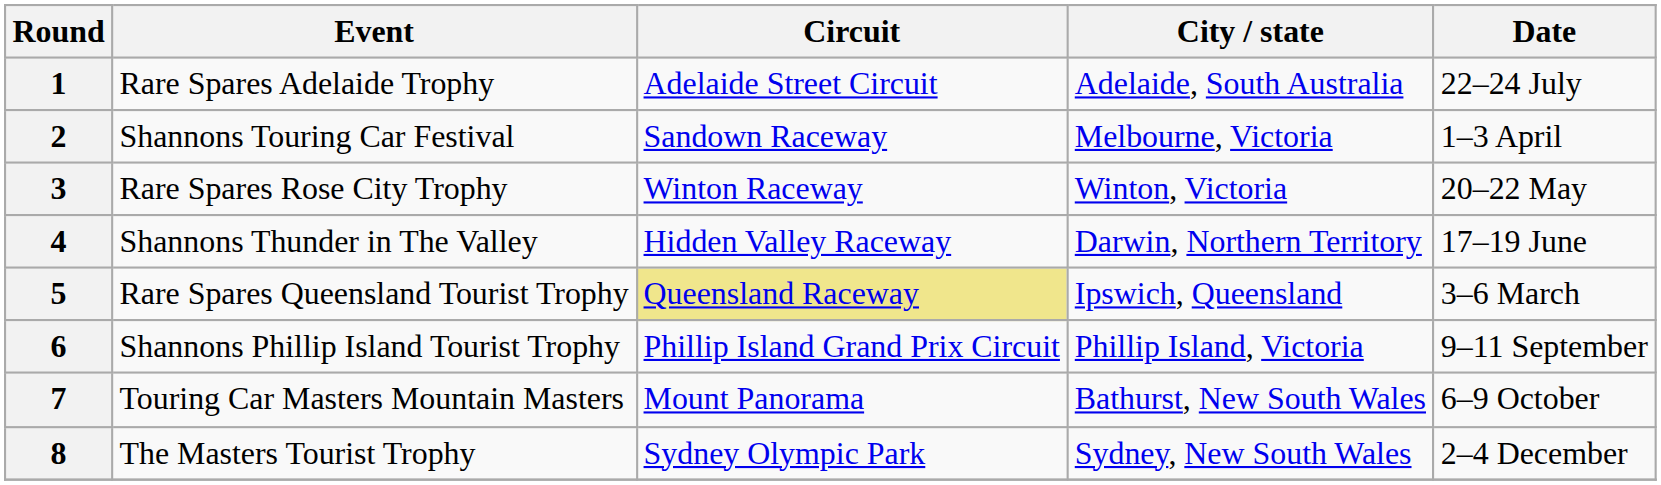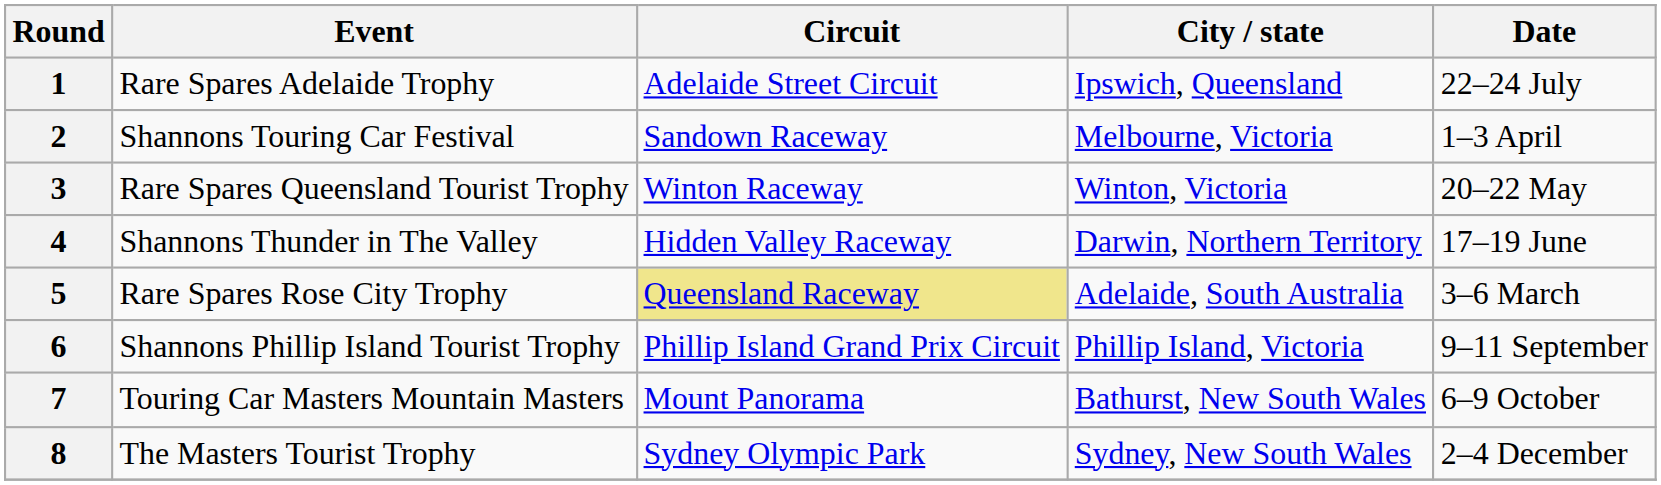(1239, 83) Adelaide, South Australia -> (1209, 83) Ipswich, Queensland
(314, 188) Rare Spares Rose City Trophy -> (374, 188) Rare Spares Queensland Tourist Trophy
(374, 294) Rare Spares Queensland Tourist Trophy -> (314, 294) Rare Spares Rose City Trophy
(1209, 294) Ipswich, Queensland -> (1239, 294) Adelaide, South Australia
